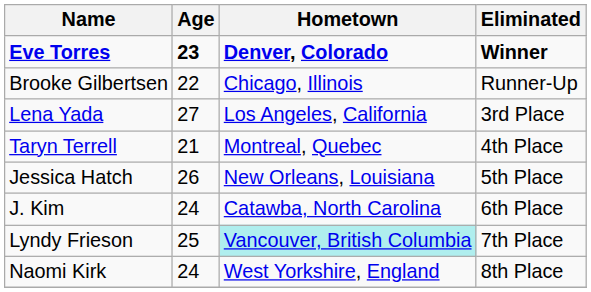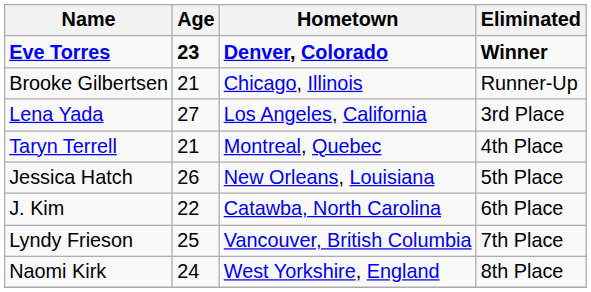(188, 83) 22 -> (188, 83) 21
(188, 209) 24 -> (188, 209) 22
(348, 240) paleturquoise background -> (348, 240) no background
